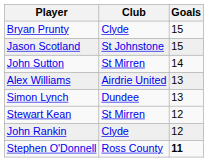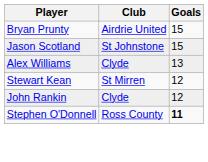(115, 30) Clyde -> (134, 30) Airdrie United
- row: (35, 64)
(134, 81) Airdrie United -> (115, 64) Clyde
- row: (38, 98)
